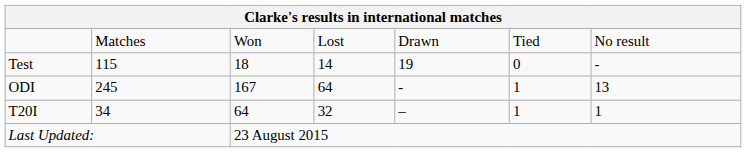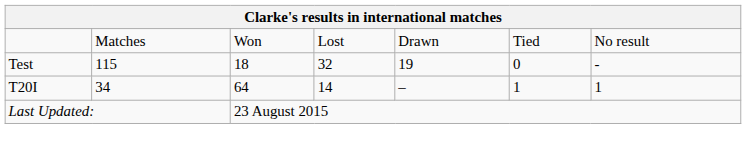(325, 64) 14 -> (325, 64) 32
- row: (22, 87)
(325, 111) 32 -> (325, 87) 14
